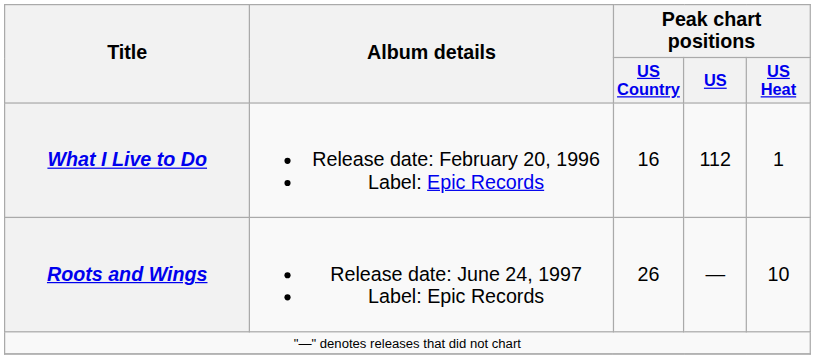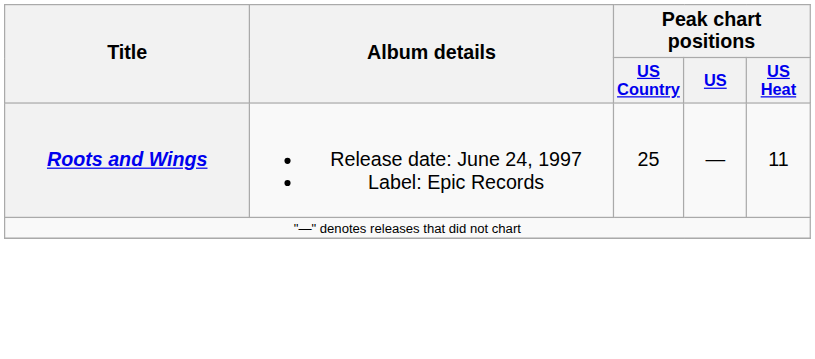- row: (127, 159)
(648, 274) 26 -> (648, 159) 25
(778, 274) 10 -> (778, 159) 11
